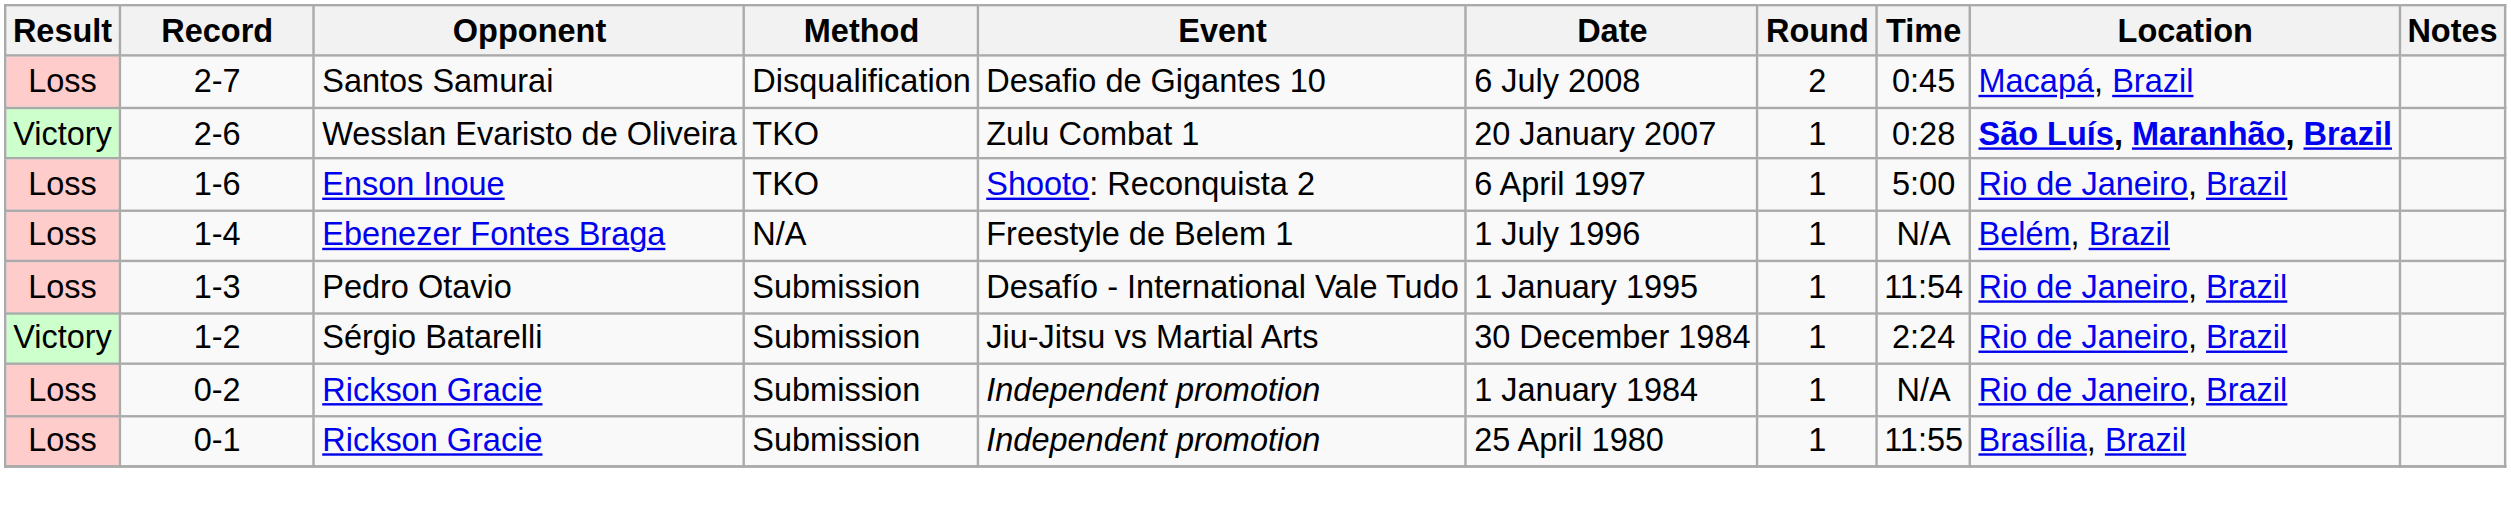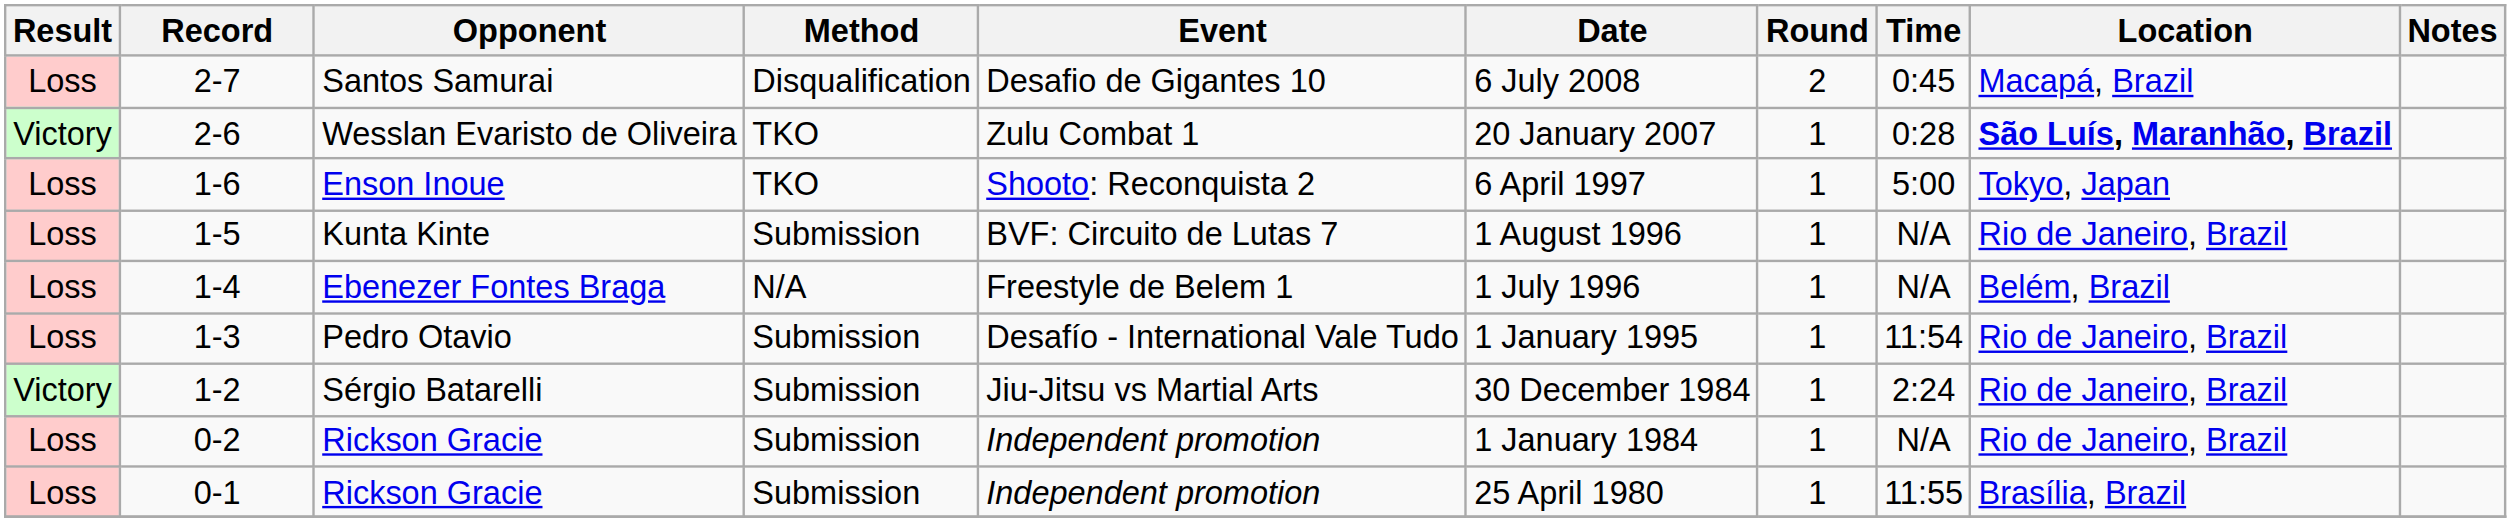(2133, 184) Rio de Janeiro, Brazil -> (2074, 184) Tokyo, Japan
+ row: (217, 235)
